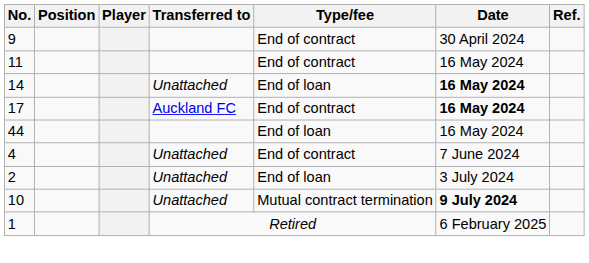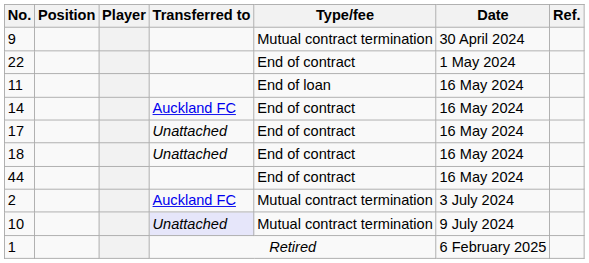(306, 39) End of contract -> (345, 39) Mutual contract termination
+ row: (16, 62)
(306, 62) End of contract -> (294, 85) End of loan
(190, 85) Unattached -> (194, 108) Auckland FC
(294, 85) End of loan -> (306, 108) End of contract
(482, 85) bold -> (482, 108) normal
(194, 108) Auckland FC -> (190, 131) Unattached
(482, 108) bold -> (482, 131) normal
+ row: (16, 154)
(294, 131) End of loan -> (306, 177) End of contract
- row: (12, 154)
(190, 177) Unattached -> (194, 200) Auckland FC
(294, 177) End of loan -> (345, 200) Mutual contract termination
(190, 200) no background -> (190, 223) lavender background
(478, 200) bold -> (477, 223) normal
